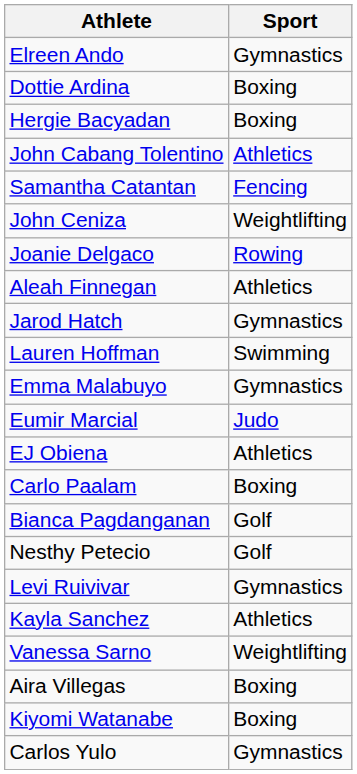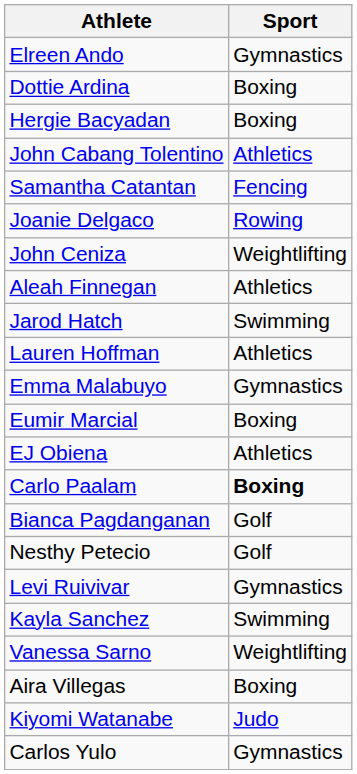rows swapped: (68, 220) <-> (82, 253)
(288, 320) Gymnastics -> (282, 320) Swimming
(282, 353) Swimming -> (273, 353) Athletics
(256, 420) Judo -> (265, 420) Boxing
(265, 486) normal -> (269, 486) bold
(273, 619) Athletics -> (282, 619) Swimming
(265, 719) Boxing -> (256, 719) Judo
